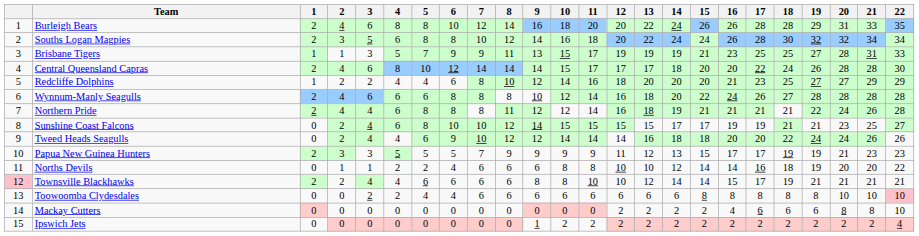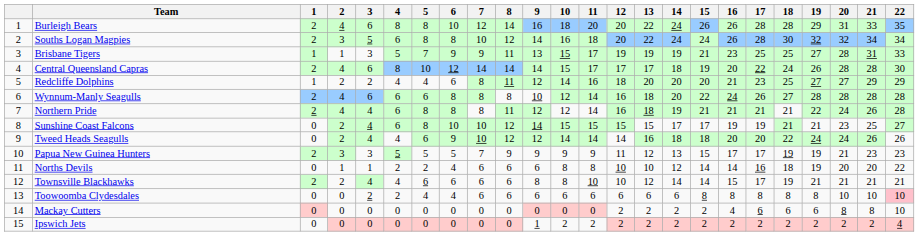(704, 68) 20 -> (704, 68) 19
(509, 82) 10 -> (509, 82) 11
(18, 182) pink background -> (18, 182) no background
